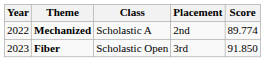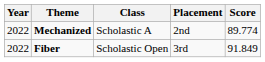(18, 48) 2023 -> (18, 48) 2022
(243, 48) 91.850 -> (243, 48) 91.849
